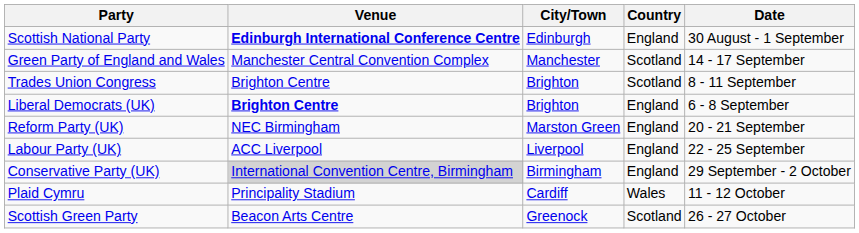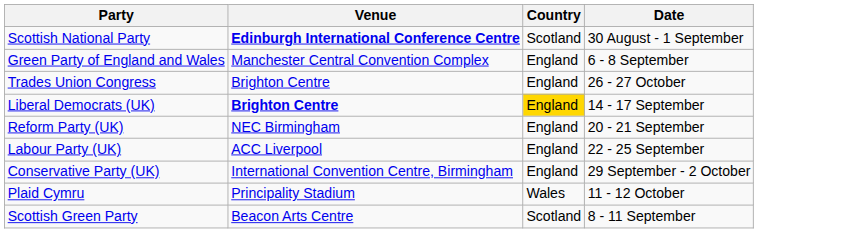- column: (573, 15)
(653, 37) England -> (554, 37) Scotland
(654, 60) Scotland -> (552, 60) England
(746, 60) 14 - 17 September -> (638, 60) 6 - 8 September
(654, 82) Scotland -> (552, 82) England
(742, 82) 8 - 11 September -> (637, 82) 26 - 27 October
(653, 104) no background -> (552, 104) gold background
(739, 104) 6 - 8 September -> (646, 104) 14 - 17 September
(372, 171) lightgrey background -> (372, 171) no background
(737, 216) 26 - 27 October -> (642, 216) 8 - 11 September
